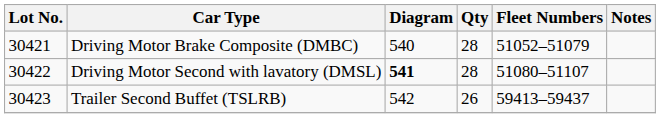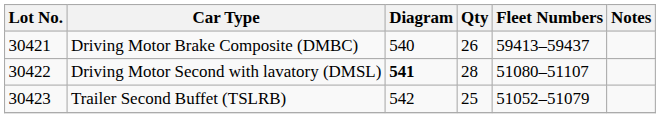(470, 44) 28 -> (470, 44) 26
(543, 44) 51052–51079 -> (543, 44) 59413–59437
(470, 98) 26 -> (470, 98) 25
(543, 98) 59413–59437 -> (543, 98) 51052–51079
